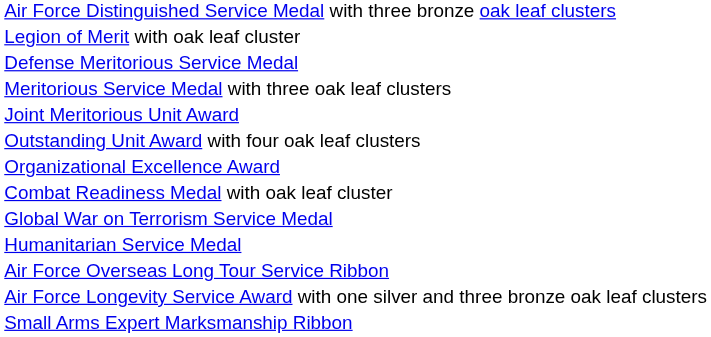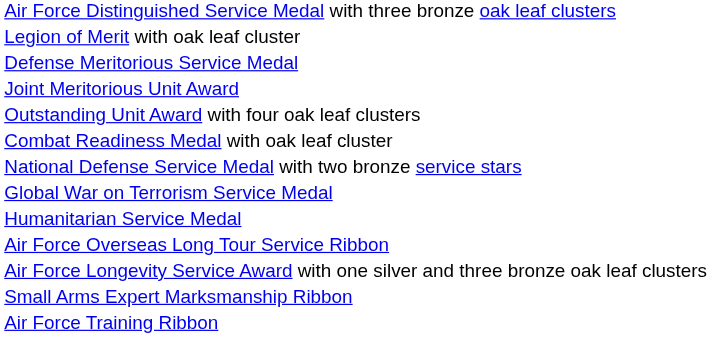- row: (228, 88)
- row: (142, 166)
+ row: (263, 166)
+ row: (111, 322)
